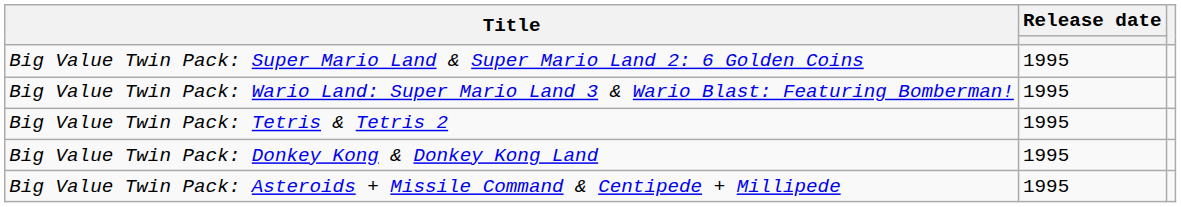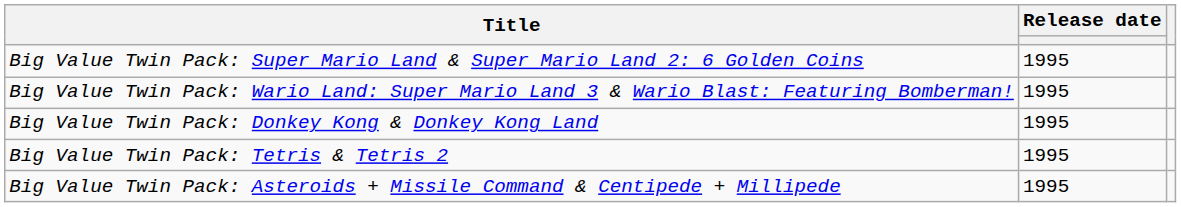rows swapped: (304, 155) <-> (229, 124)
